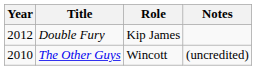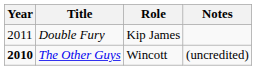(20, 34) 2012 -> (20, 34) 2011
(20, 55) normal -> (20, 55) bold
